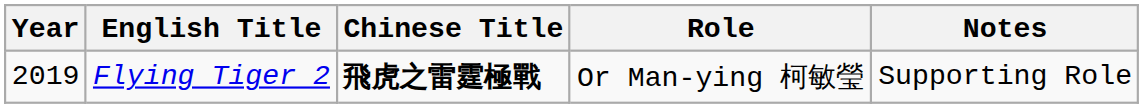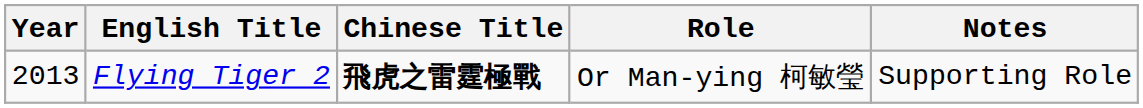(46, 77) 2019 -> (46, 77) 2013
